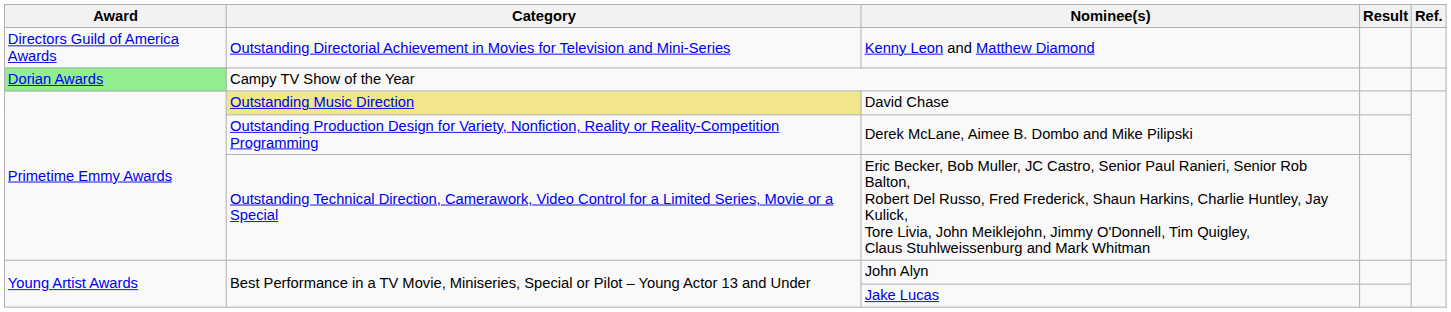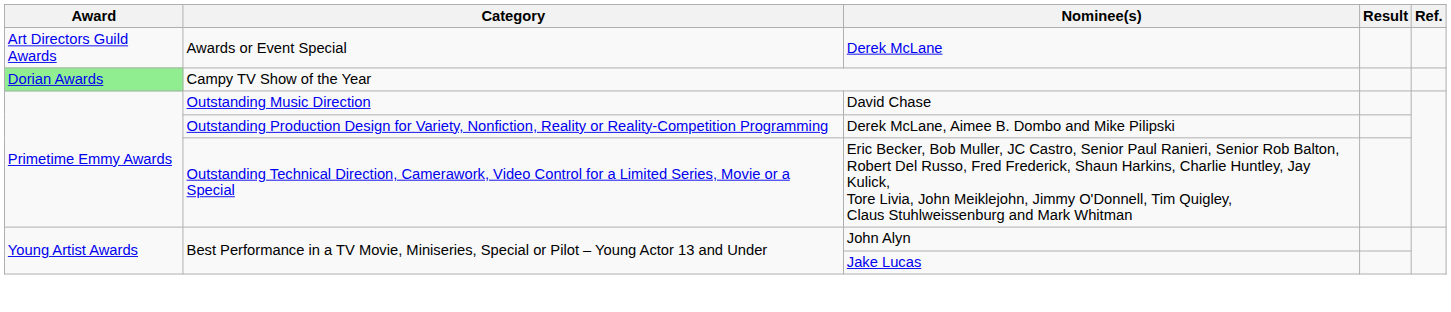+ row: (895, 47)
- row: (980, 47)
(322, 102) khaki background -> (279, 102) no background
